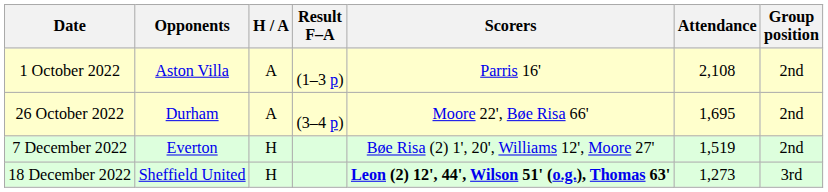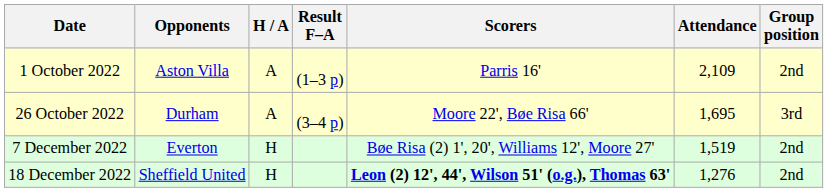(717, 70) 2,108 -> (717, 70) 2,109
(792, 114) 2nd -> (792, 114) 3rd
(717, 174) 1,273 -> (717, 174) 1,276
(792, 174) 3rd -> (792, 174) 2nd
